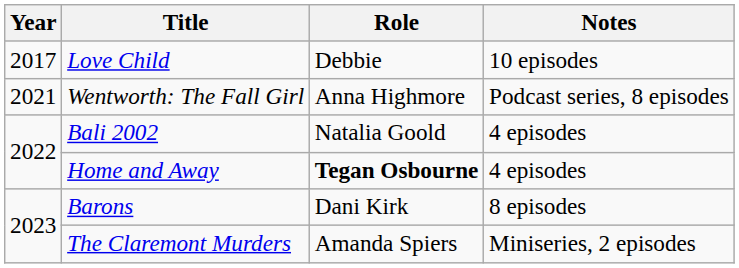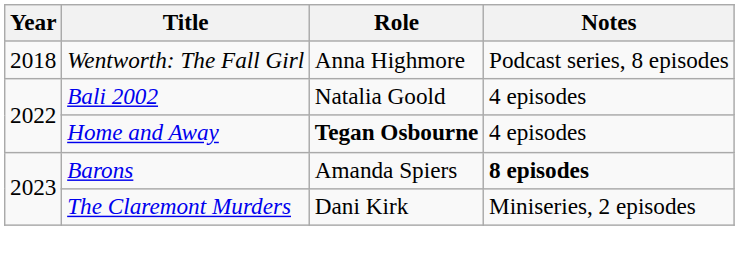- row: (118, 59)
(33, 96) 2021 -> (33, 59) 2018
(362, 206) Dani Kirk -> (386, 170) Amanda Spiers
(538, 206) normal -> (539, 170) bold
(386, 243) Amanda Spiers -> (362, 206) Dani Kirk
